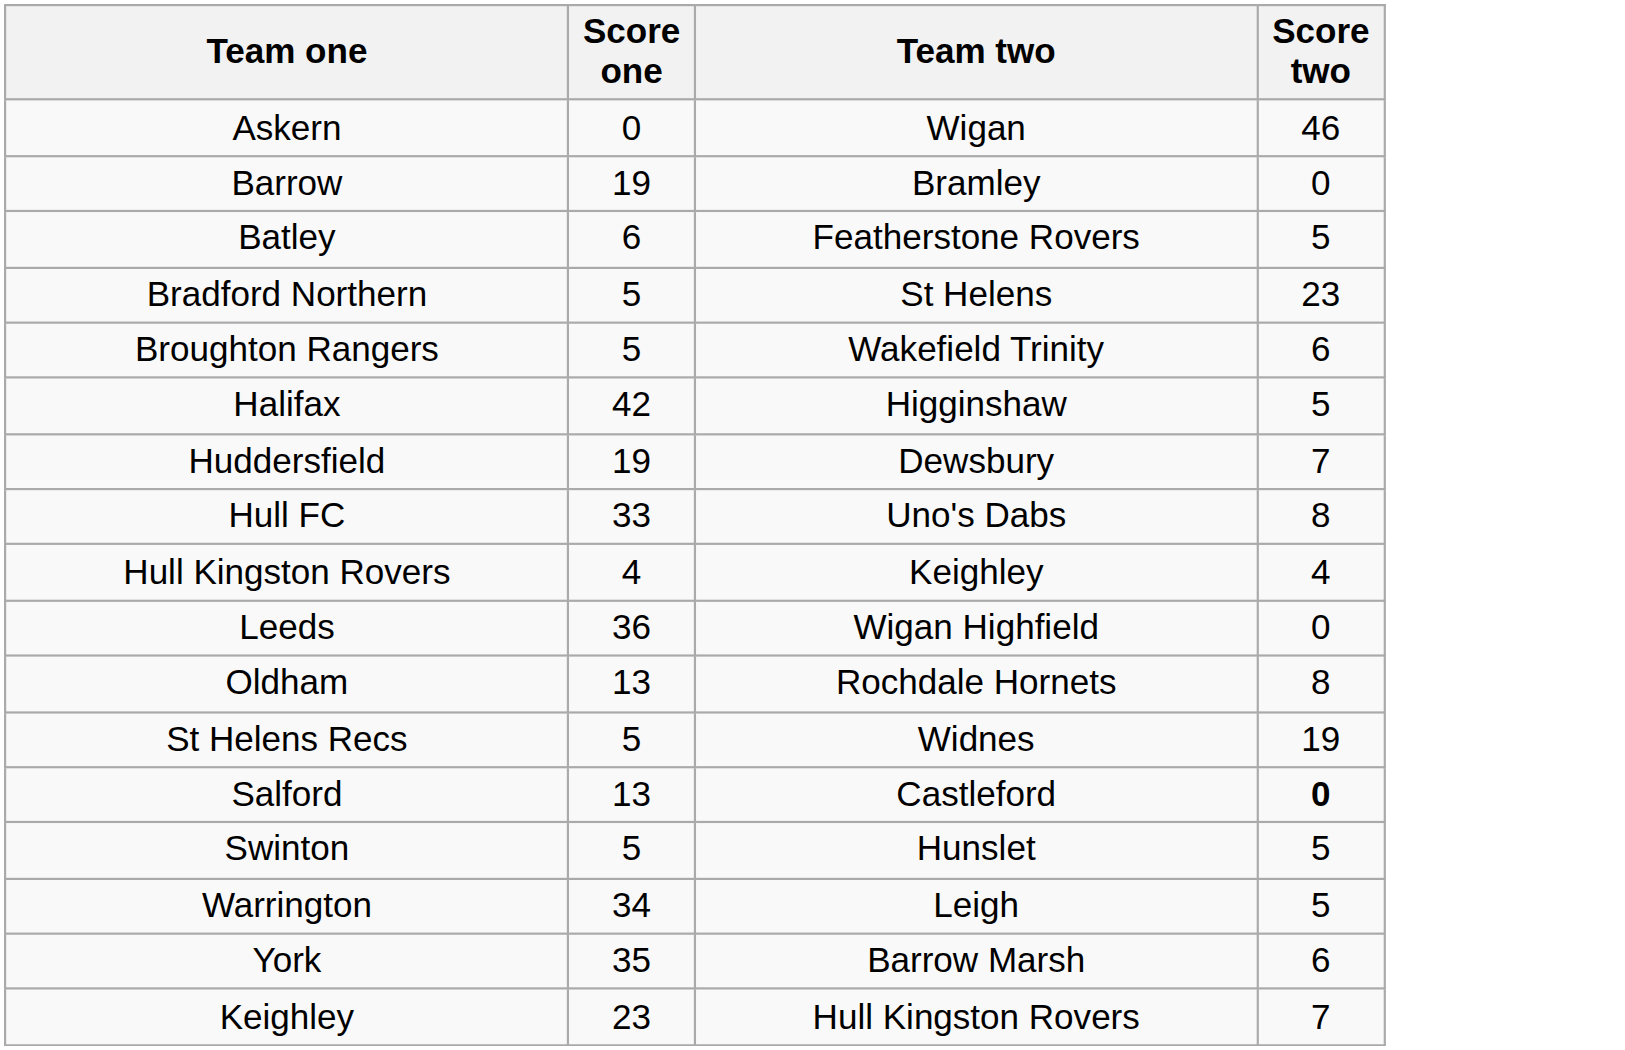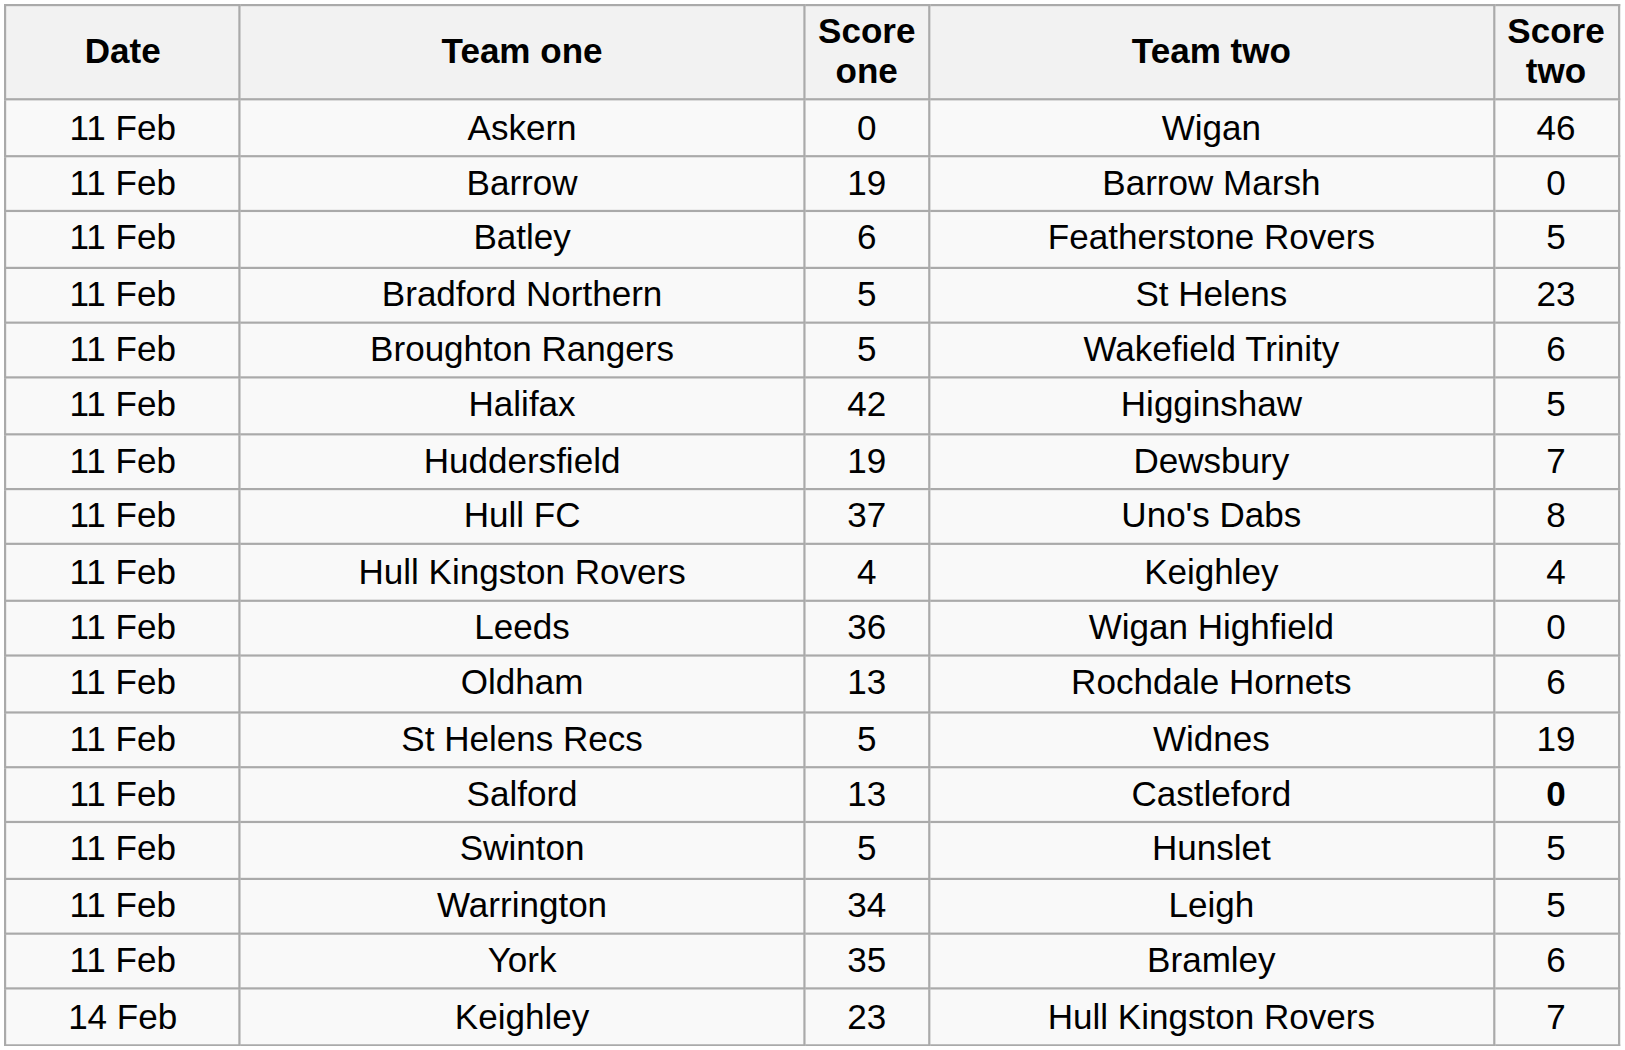+ column: (123, 51)
(976, 182) Bramley -> (1211, 182) Barrow Marsh
(632, 516) 33 -> (867, 516) 37
(1321, 682) 8 -> (1556, 682) 6
(976, 960) Barrow Marsh -> (1211, 960) Bramley
